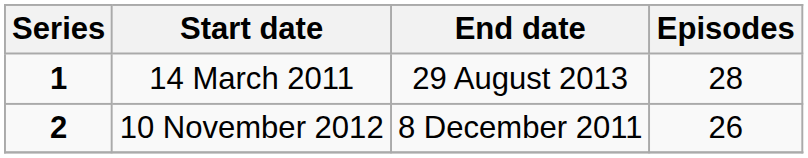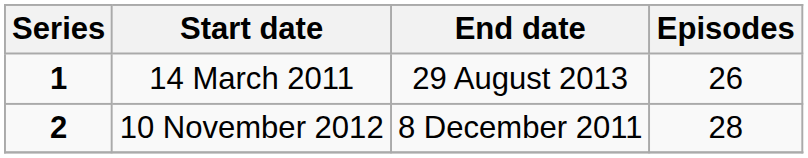(726, 78) 28 -> (726, 78) 26
(726, 127) 26 -> (726, 127) 28
